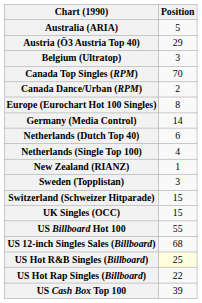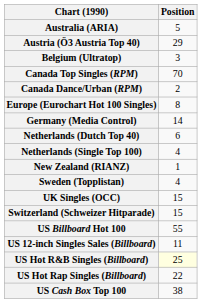(178, 182) 3 -> (178, 182) 4
rows swapped: (81, 197) <-> (81, 213)
(178, 244) 68 -> (178, 244) 11
(178, 290) 39 -> (178, 290) 38
